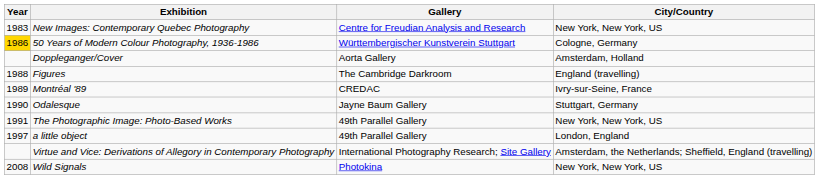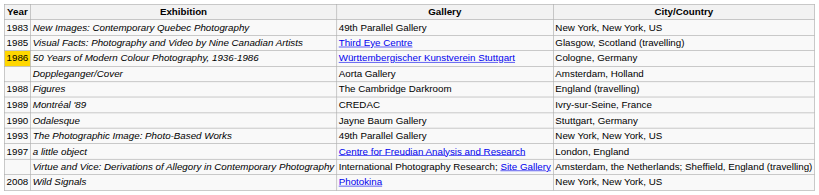(432, 27) Centre for Freudian Analysis and Research -> (383, 27) 49th Parallel Gallery
+ row: (168, 43)
(17, 120) 1991 -> (17, 136) 1993
(383, 136) 49th Parallel Gallery -> (432, 151) Centre for Freudian Analysis and Research
